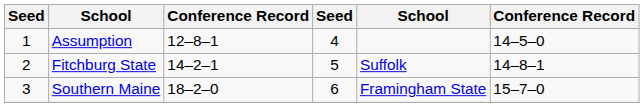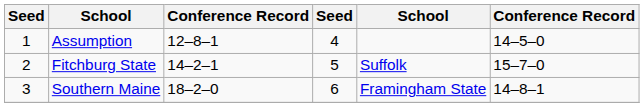(519, 65) 14–8–1 -> (519, 65) 15–7–0
(519, 89) 15–7–0 -> (519, 89) 14–8–1
